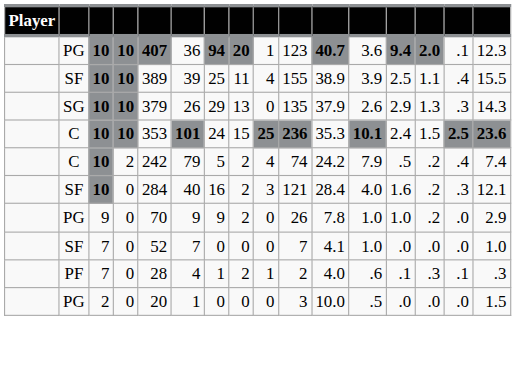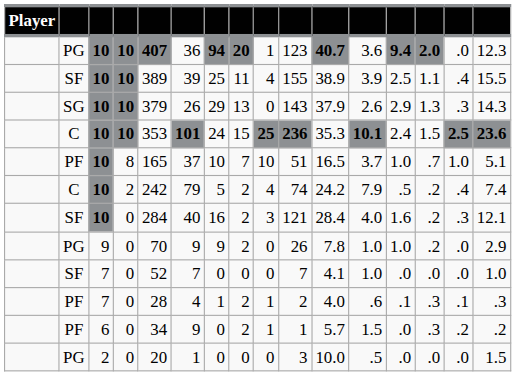(463, 50) .1 -> (463, 50) .0
(295, 106) 135 -> (295, 106) 143
+ row: (74, 162)
+ row: (74, 329)
